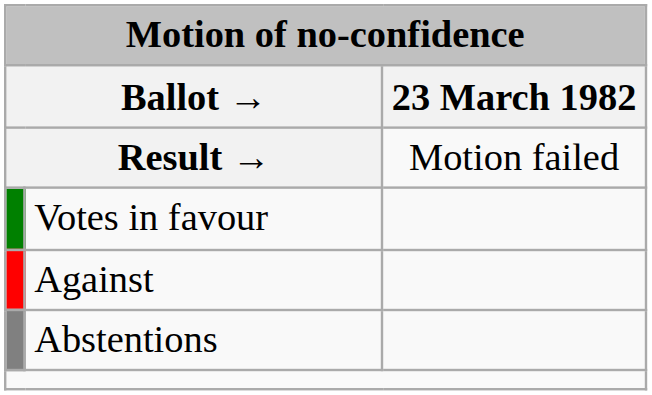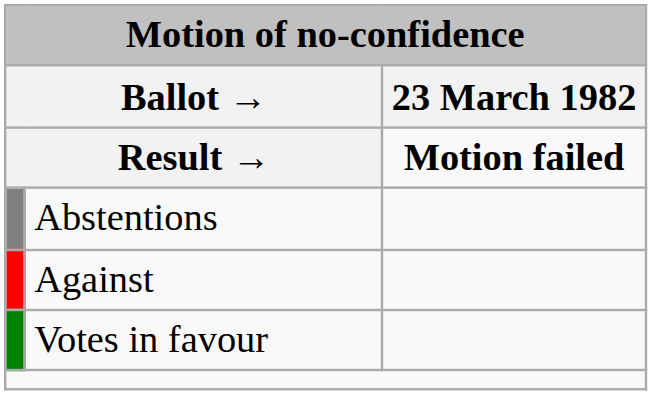(514, 156) normal -> (514, 156) bold
rows swapped: (151, 217) <-> (126, 339)
